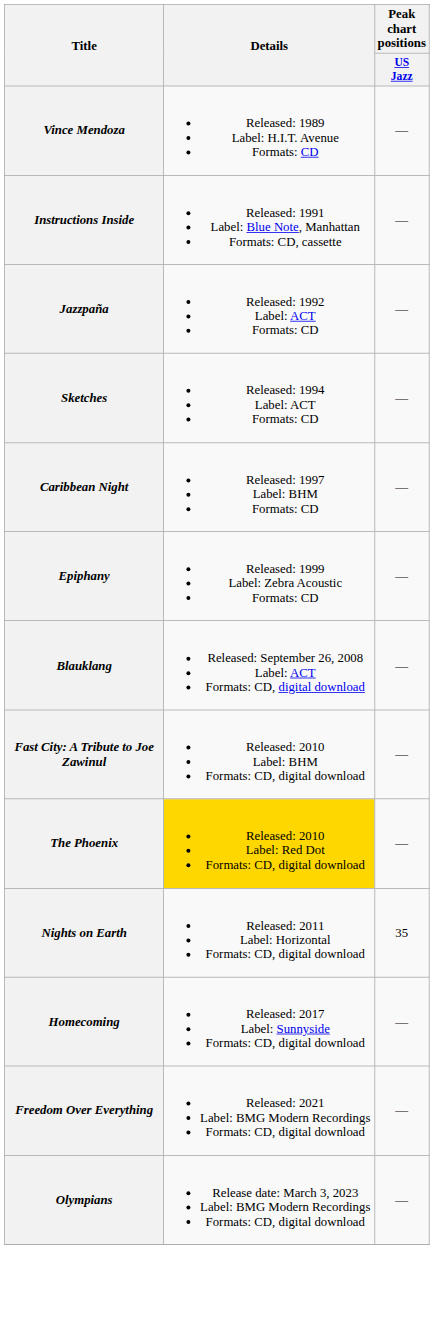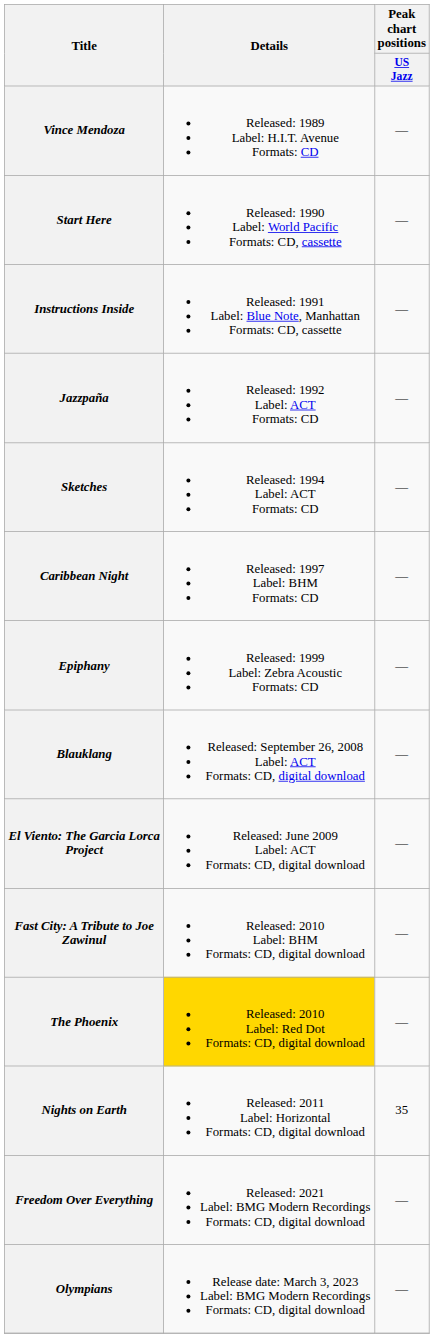+ row: (84, 219)
+ row: (84, 843)
- row: (84, 1021)
